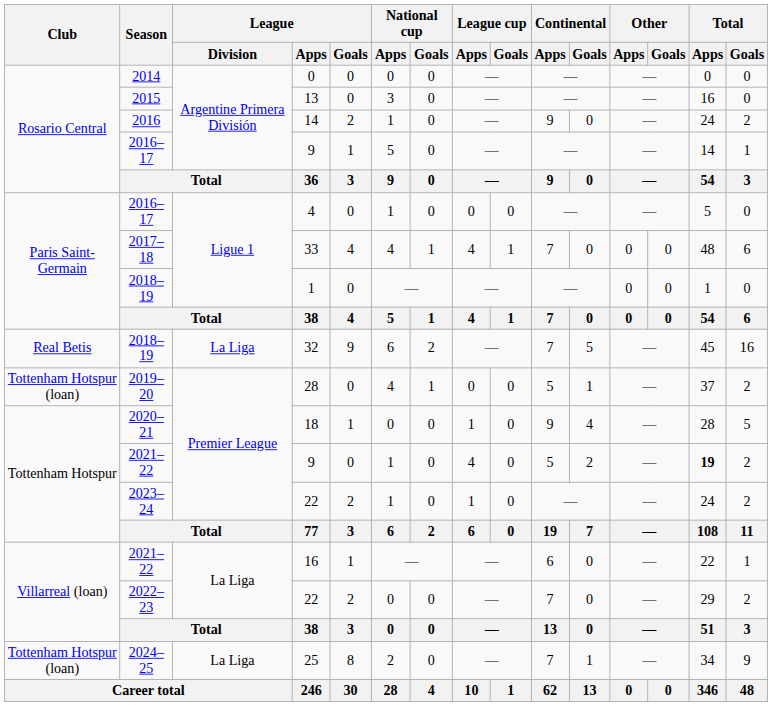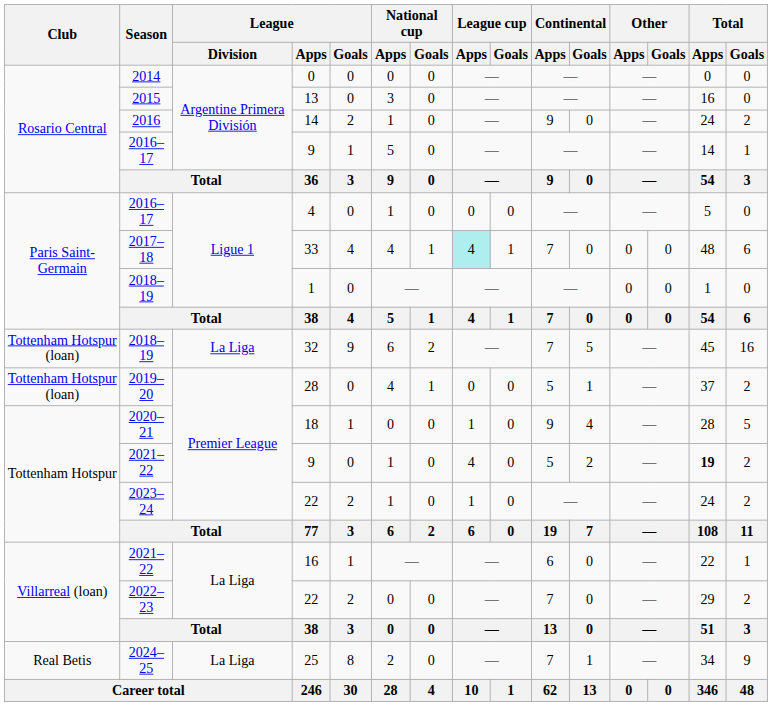(471, 249) no background -> (471, 249) paleturquoise background
(62, 348) Real Betis -> (62, 348) Tottenham Hotspur (loan)
(62, 660) Tottenham Hotspur (loan) -> (62, 660) Real Betis
